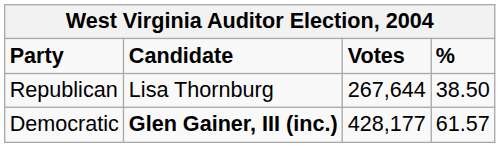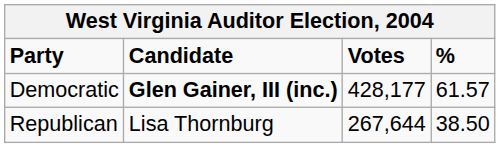rows swapped: (64, 124) <-> (64, 90)
